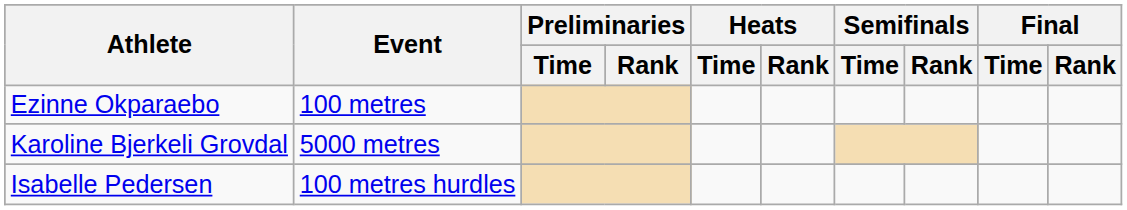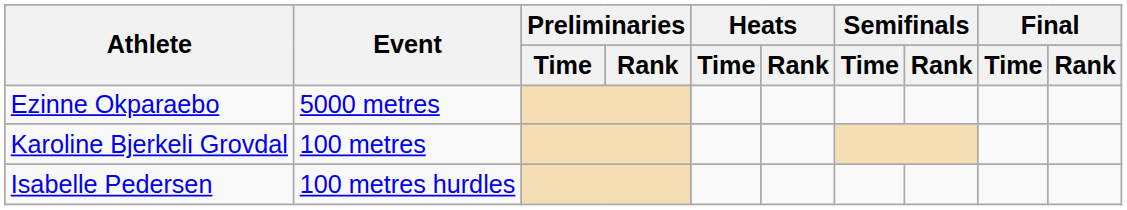(363, 105) 100 metres -> (370, 105) 5000 metres
(370, 145) 5000 metres -> (363, 145) 100 metres
